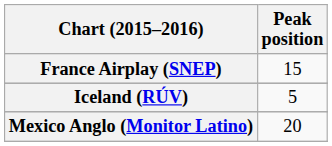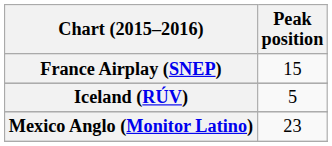(292, 126) 20 -> (292, 126) 23
